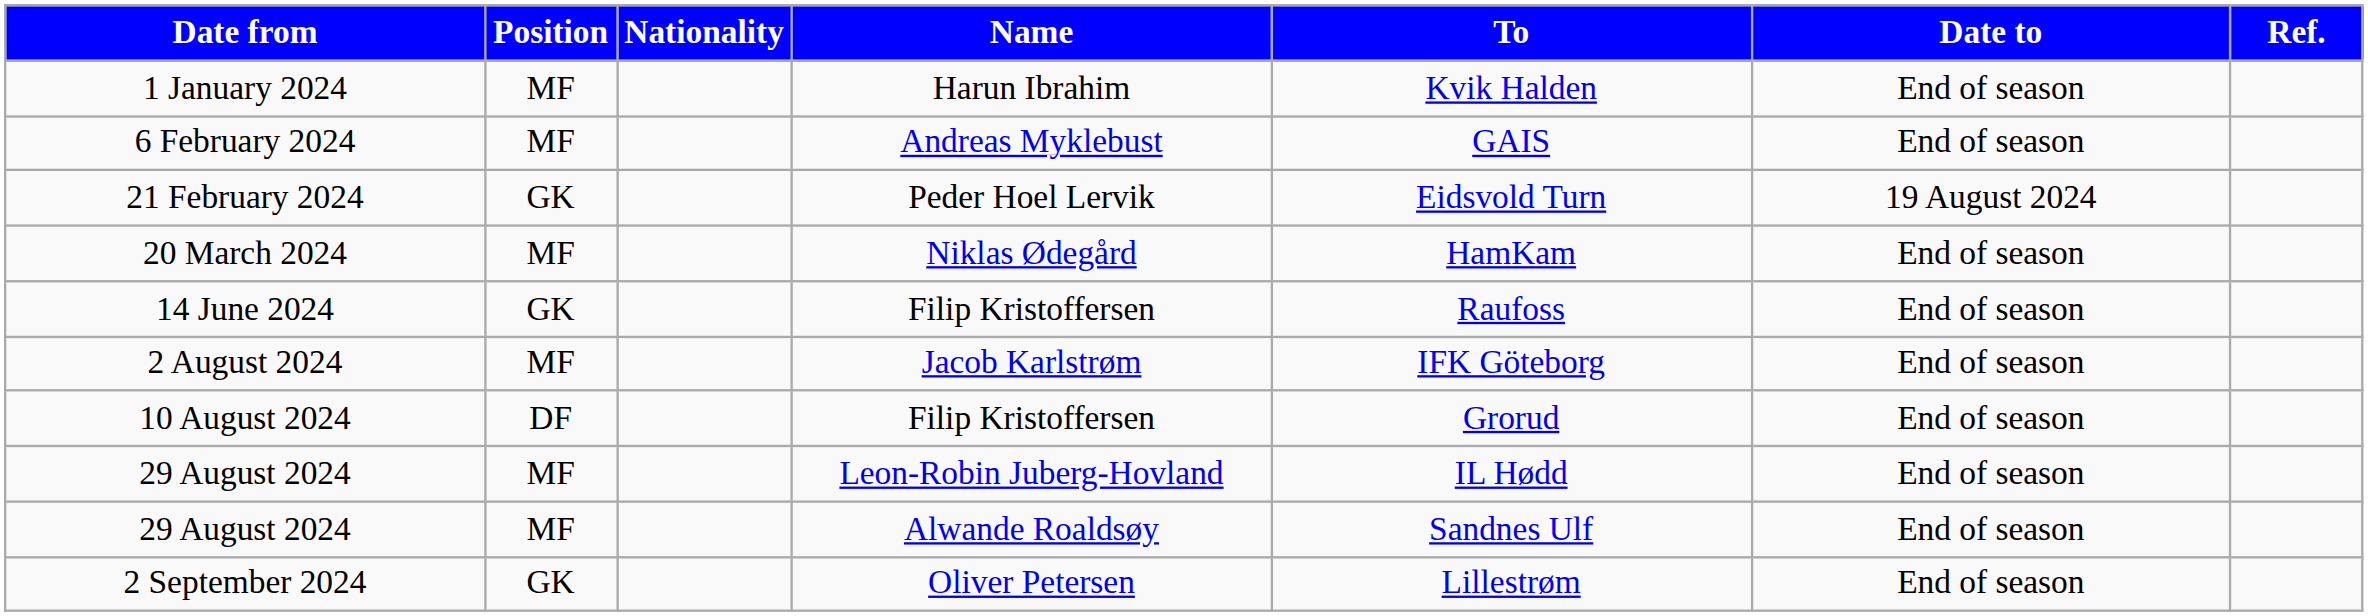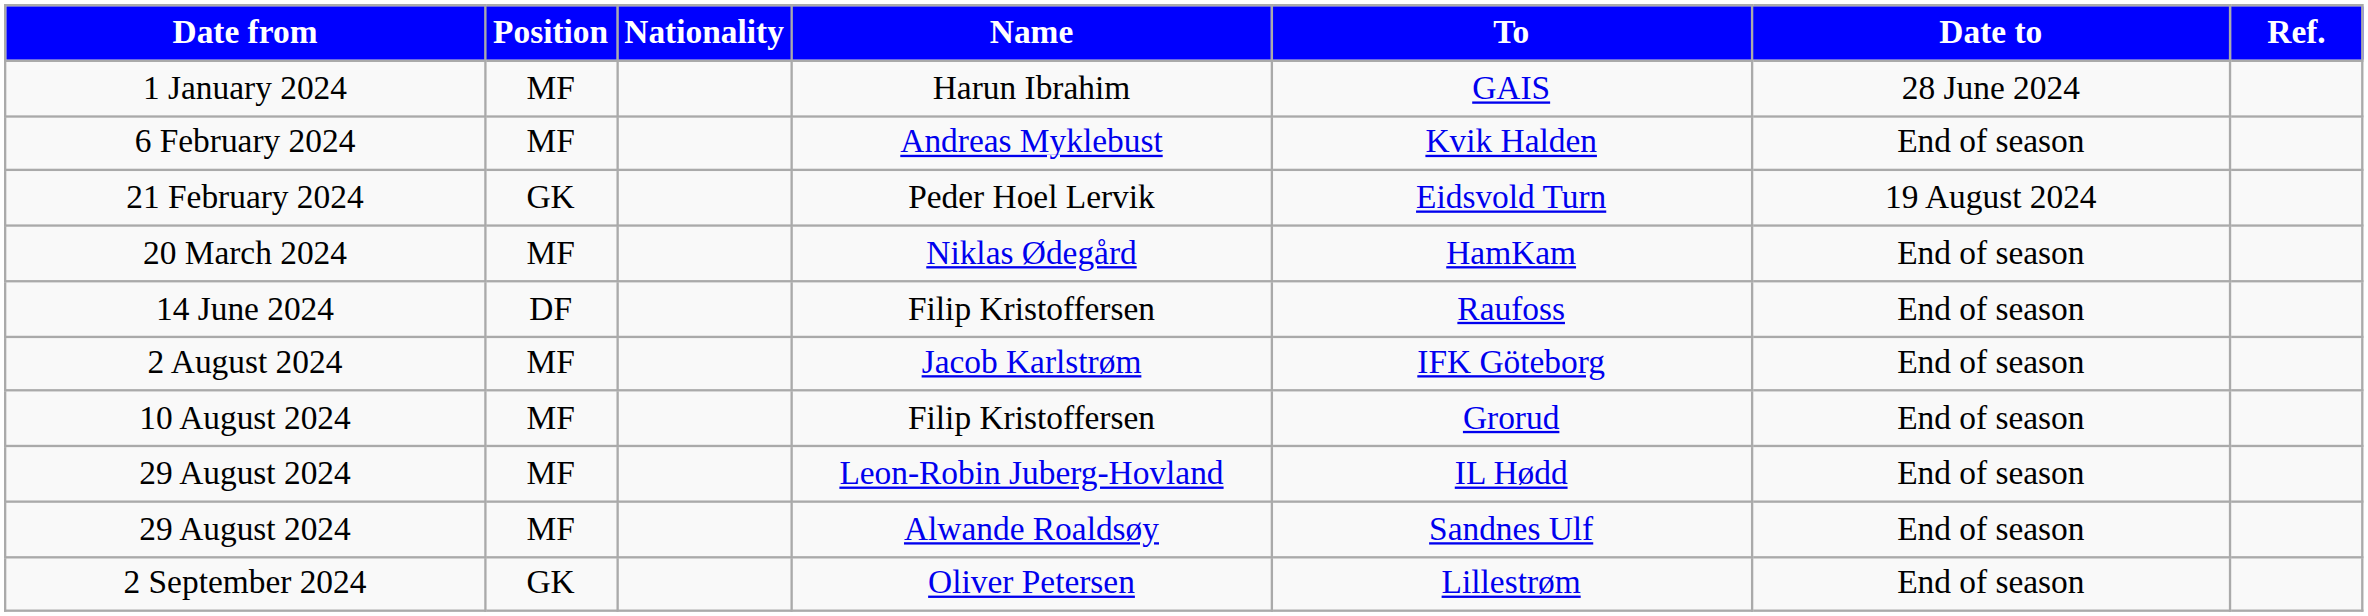(1511, 87) Kvik Halden -> (1511, 87) GAIS
(1991, 87) End of season -> (1991, 87) 28 June 2024
(1511, 142) GAIS -> (1511, 142) Kvik Halden
(551, 307) GK -> (551, 307) DF
(551, 418) DF -> (551, 418) MF
